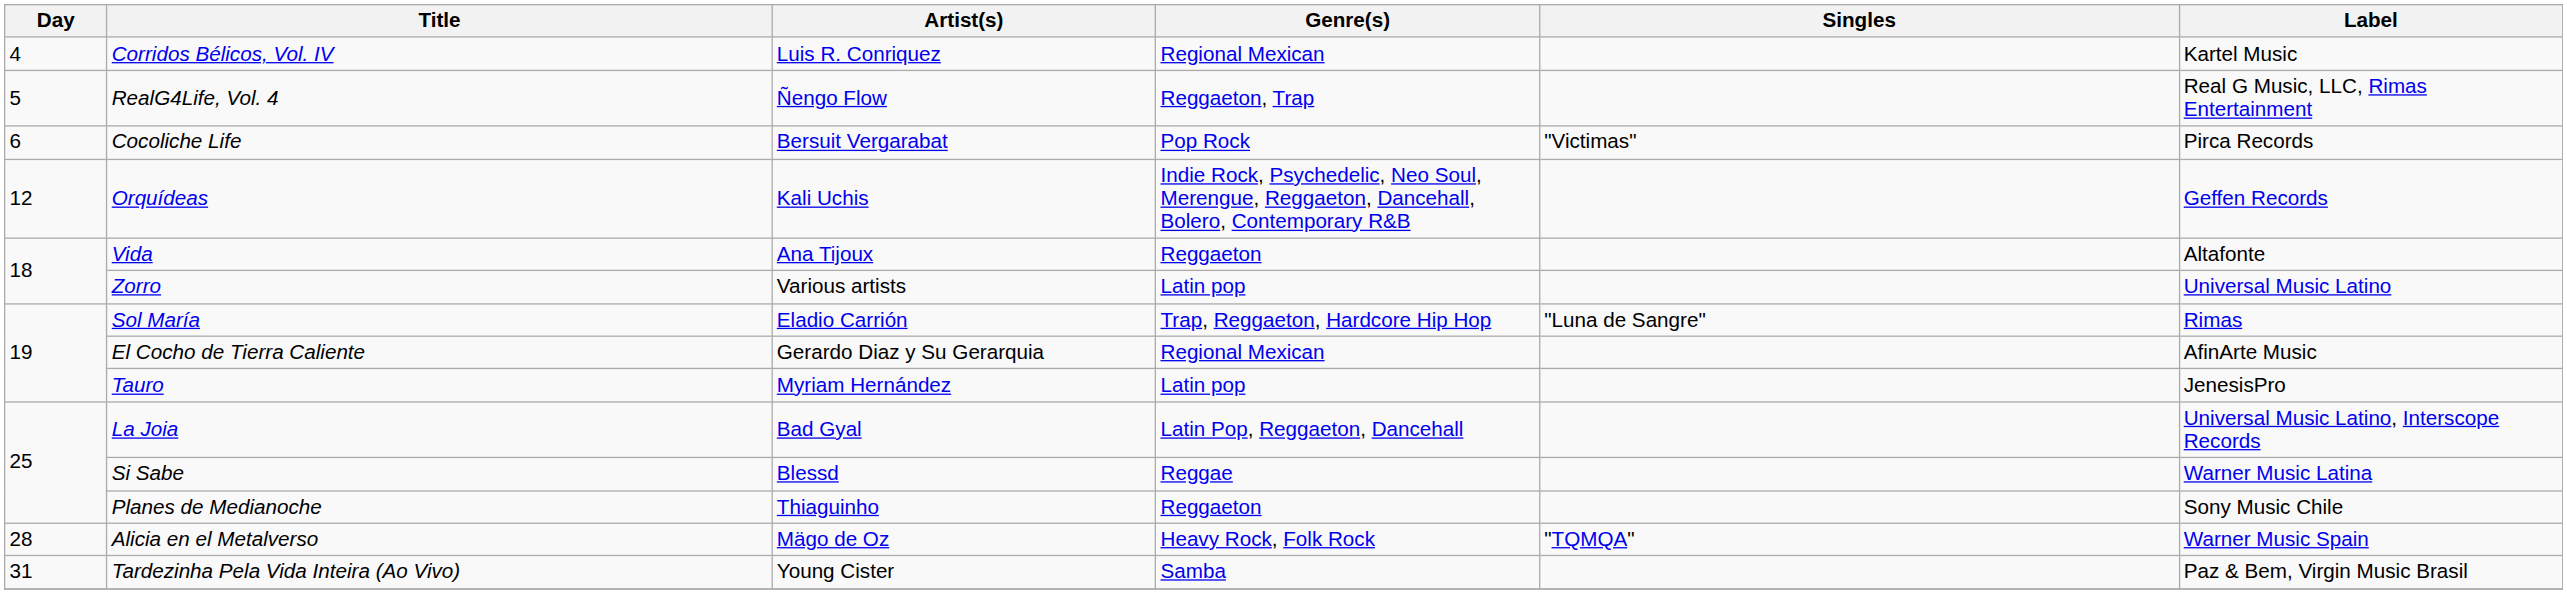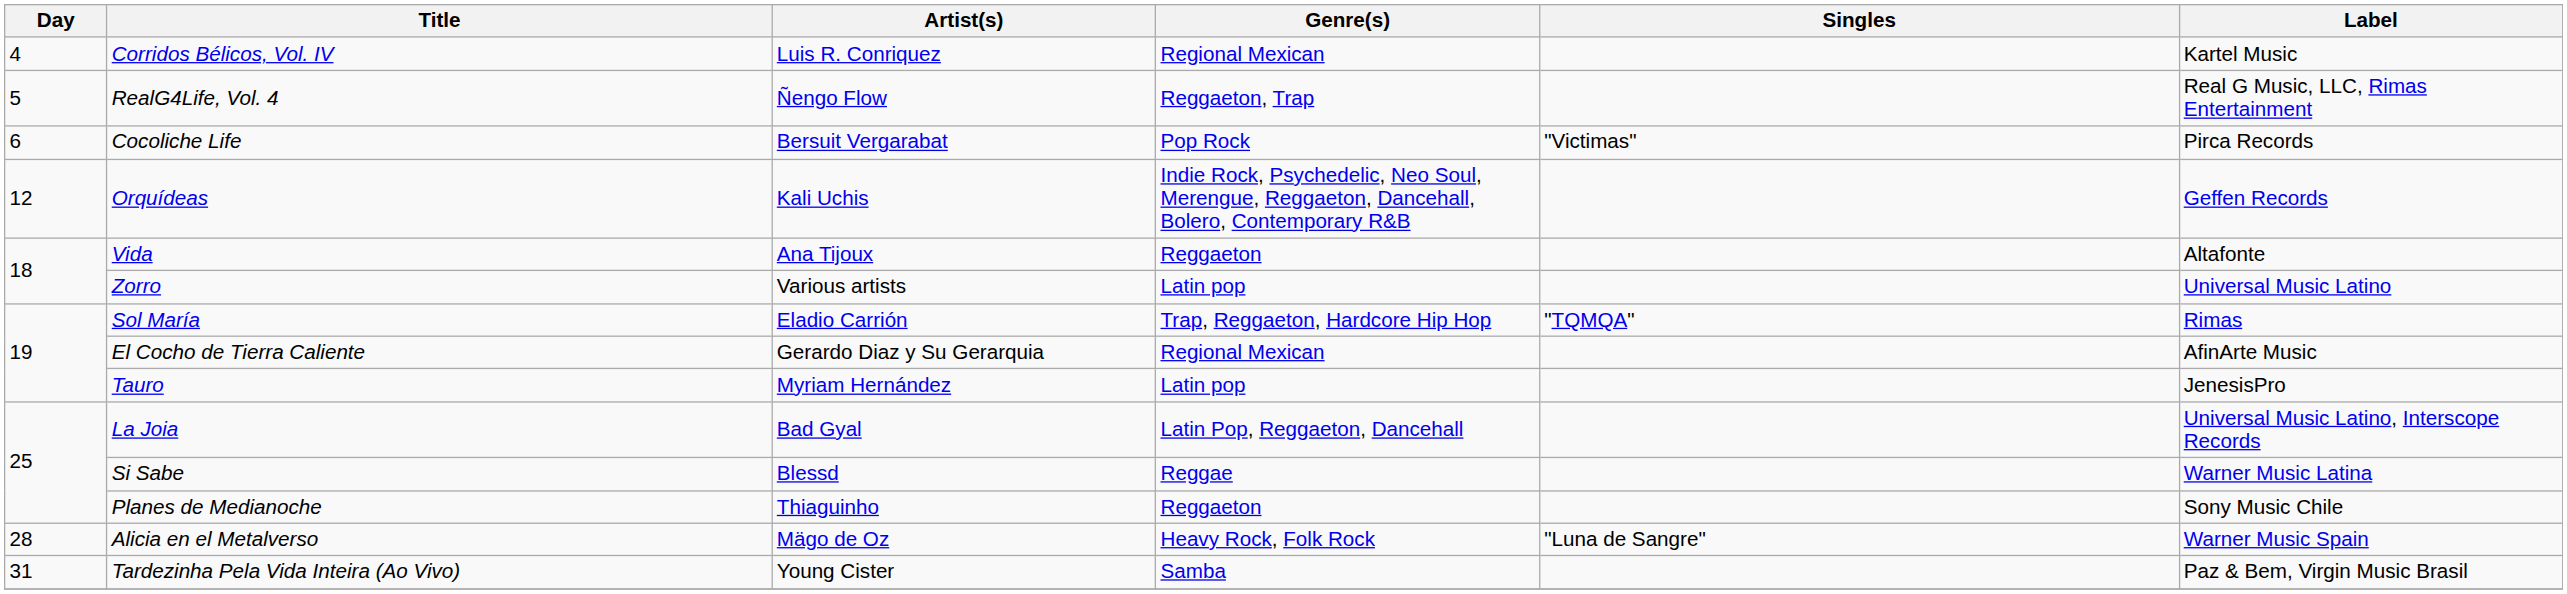(1625, 319) "Luna de Sangre" -> (1589, 319) "TQMQA"
(1589, 539) "TQMQA" -> (1625, 539) "Luna de Sangre"
